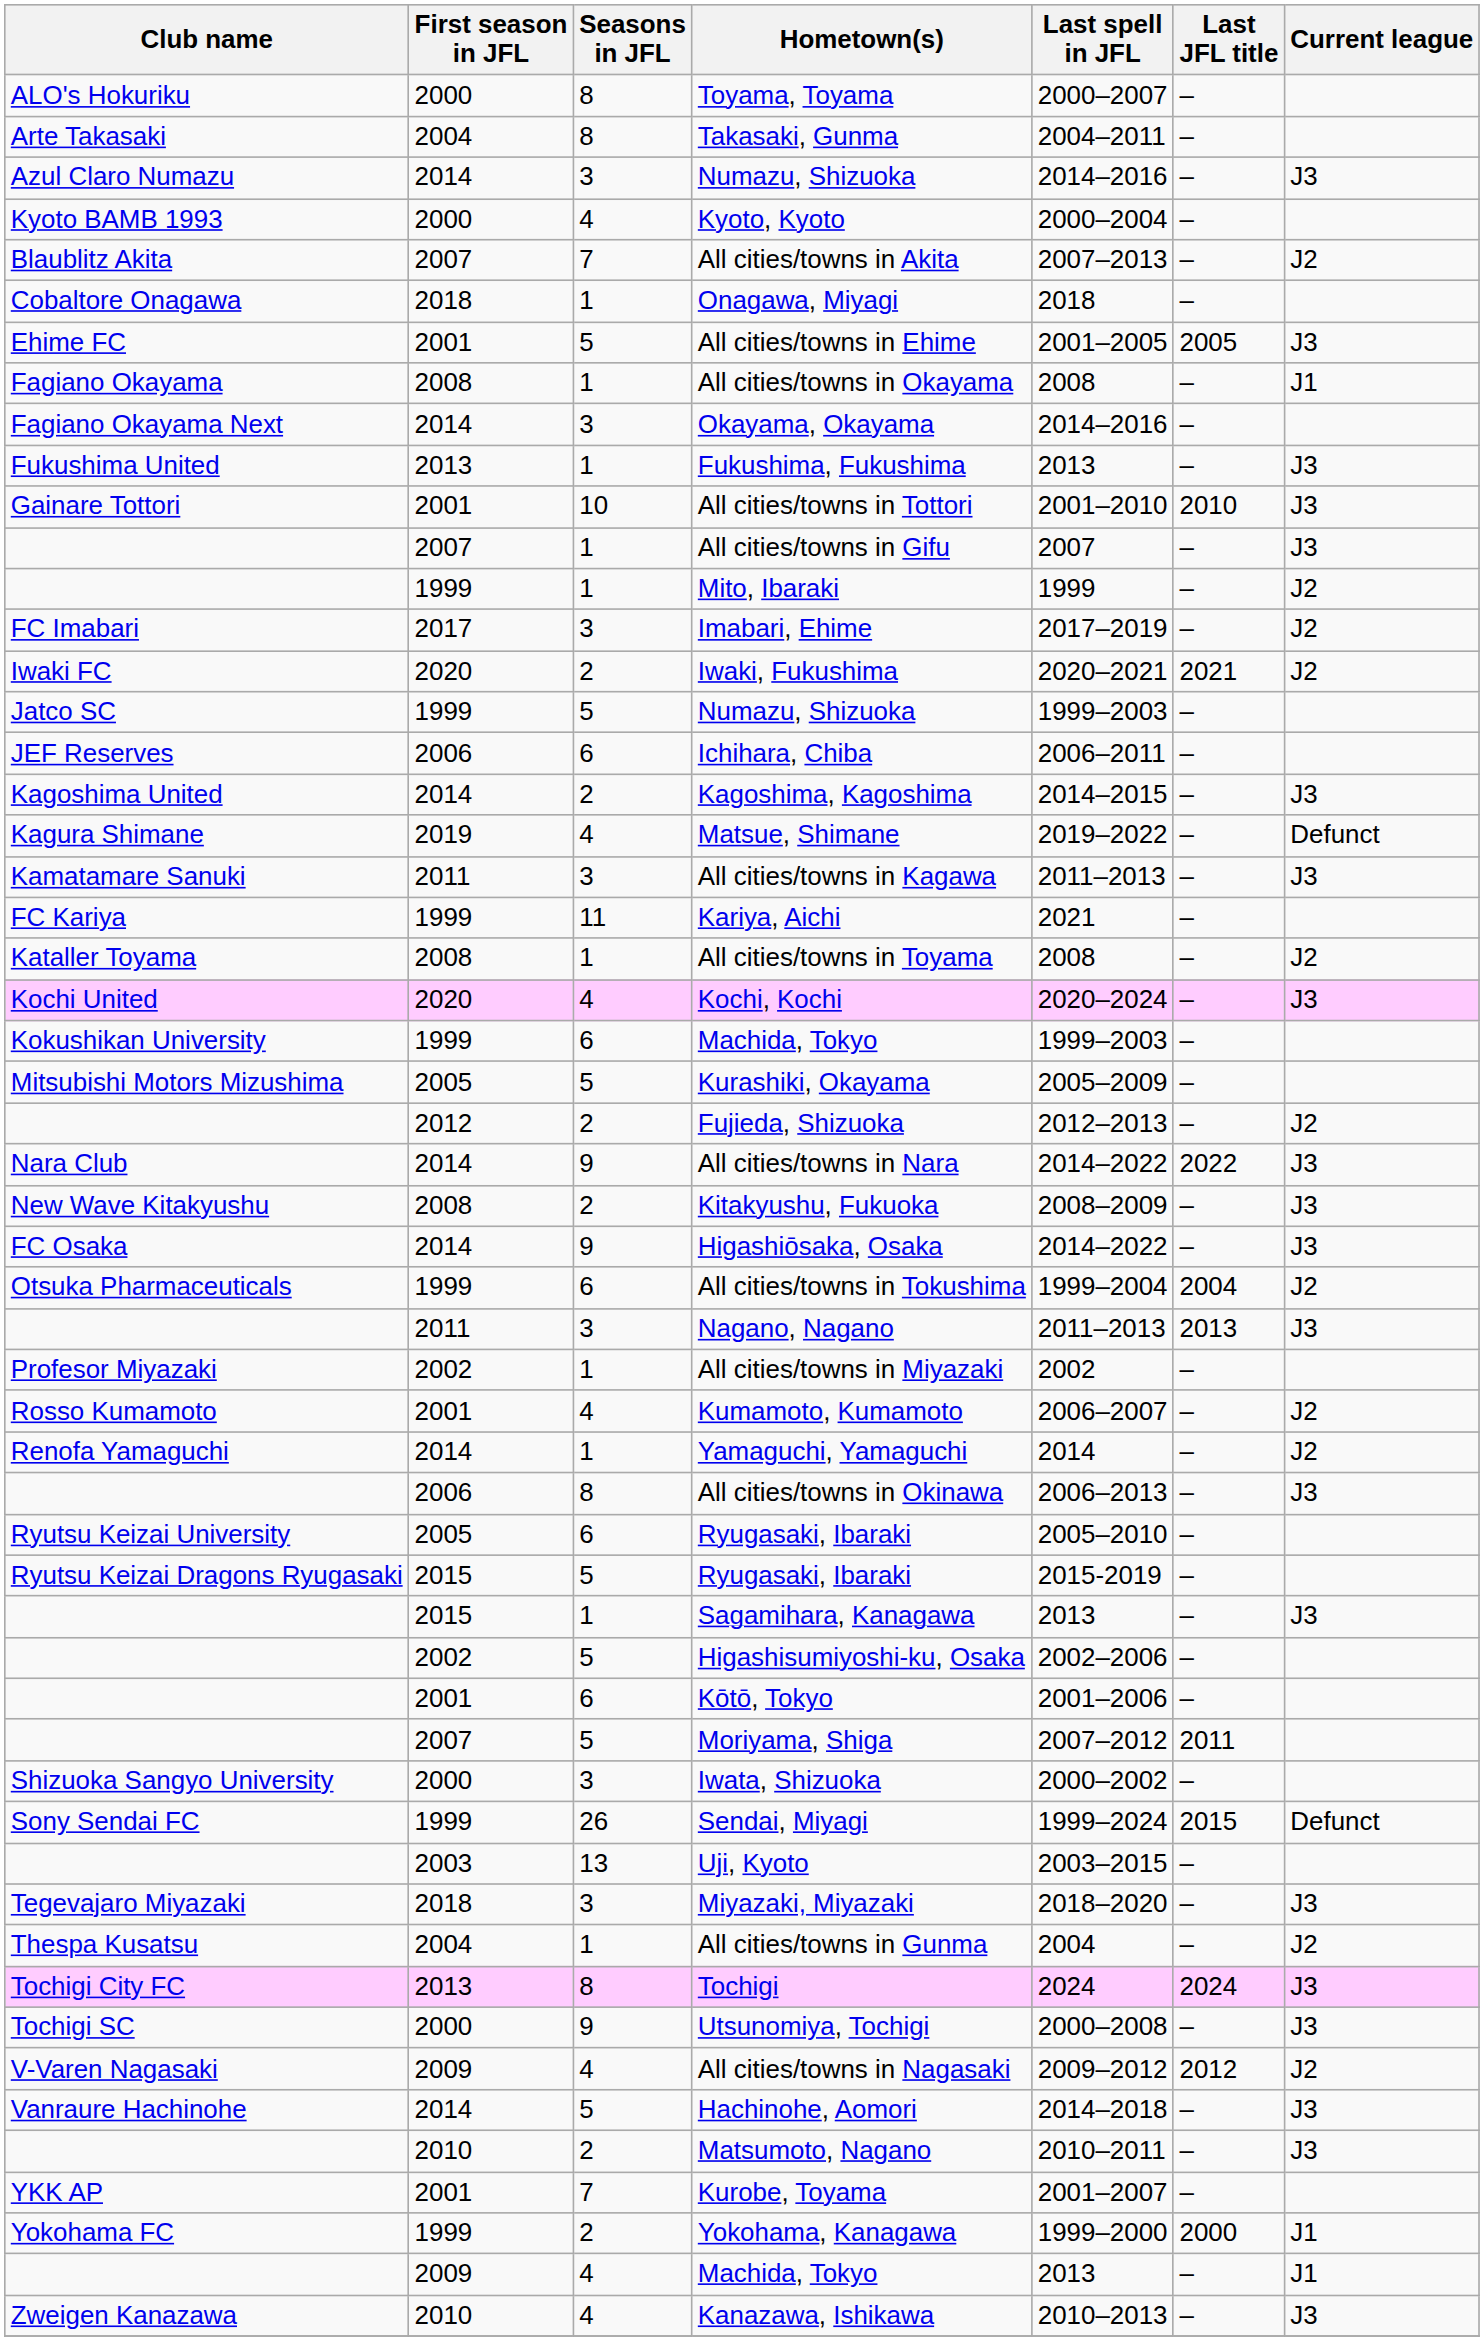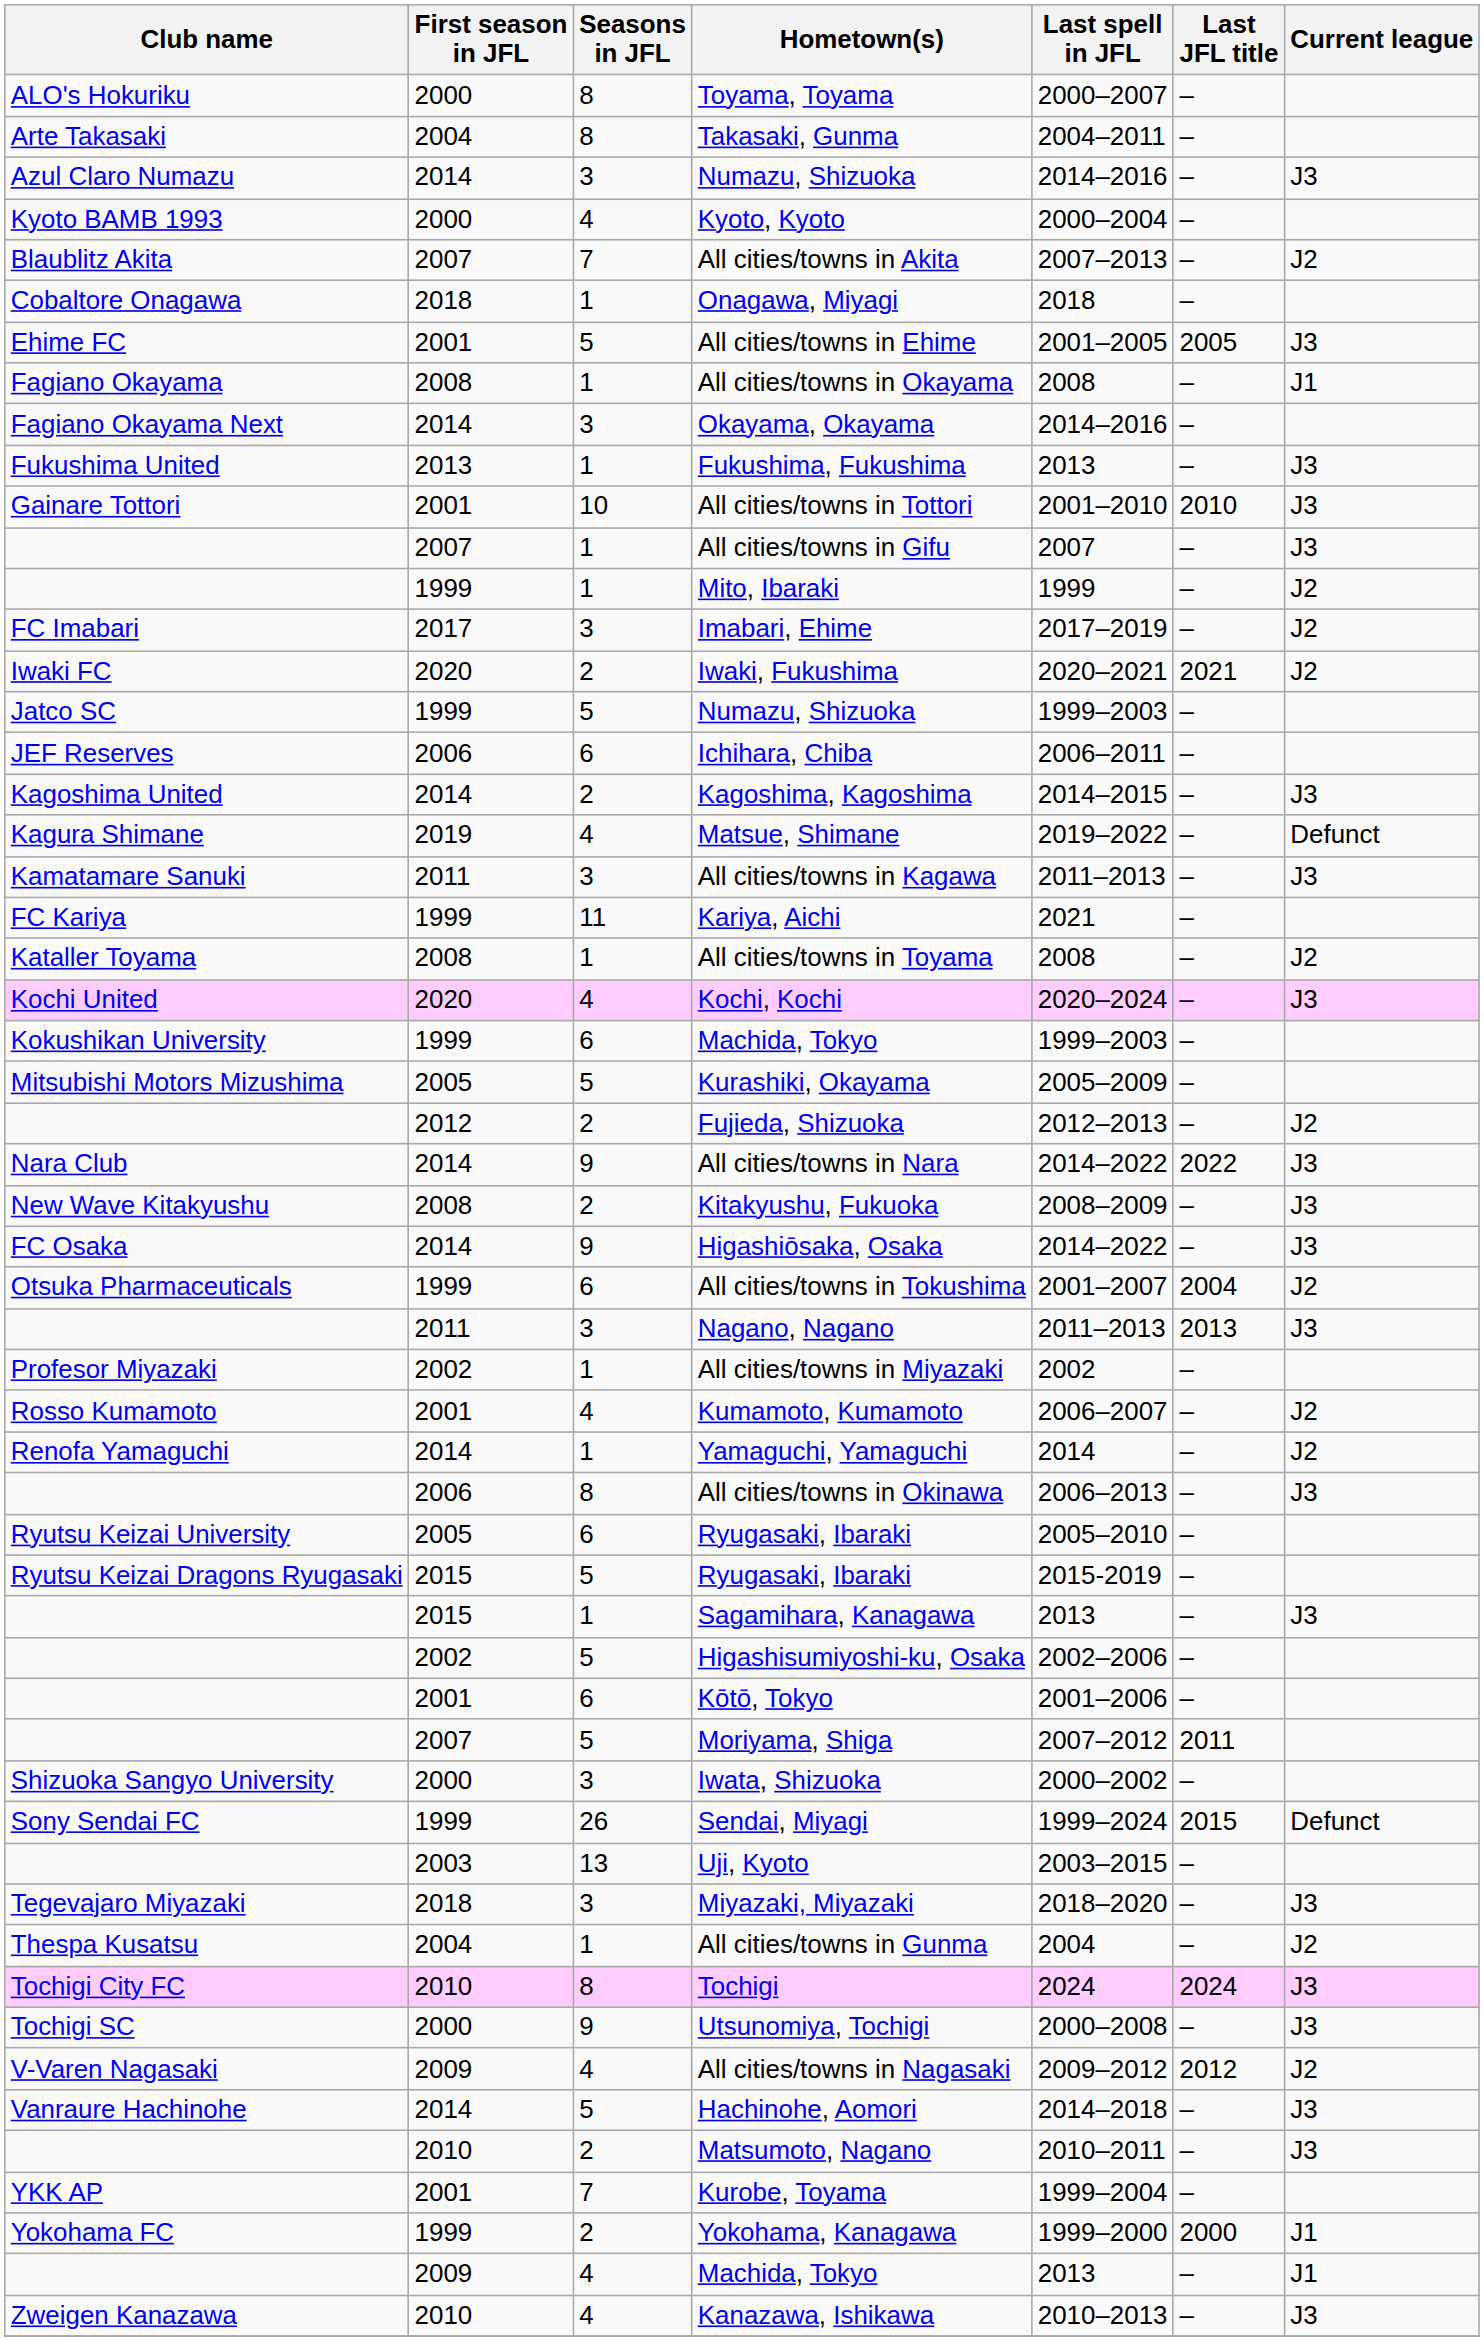(1103, 1287) 1999–2004 -> (1103, 1287) 2001–2007
(443, 1986) 2013 -> (443, 1986) 2010
(1103, 2191) 2001–2007 -> (1103, 2191) 1999–2004
